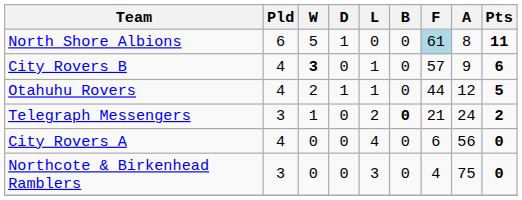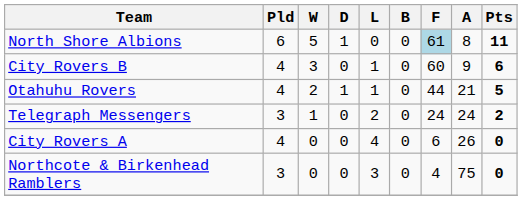(313, 67) bold -> (313, 67) normal
(436, 67) 57 -> (436, 67) 60
(467, 91) 12 -> (467, 91) 21
(405, 116) bold -> (405, 116) normal
(436, 116) 21 -> (436, 116) 24
(467, 141) 56 -> (467, 141) 26
